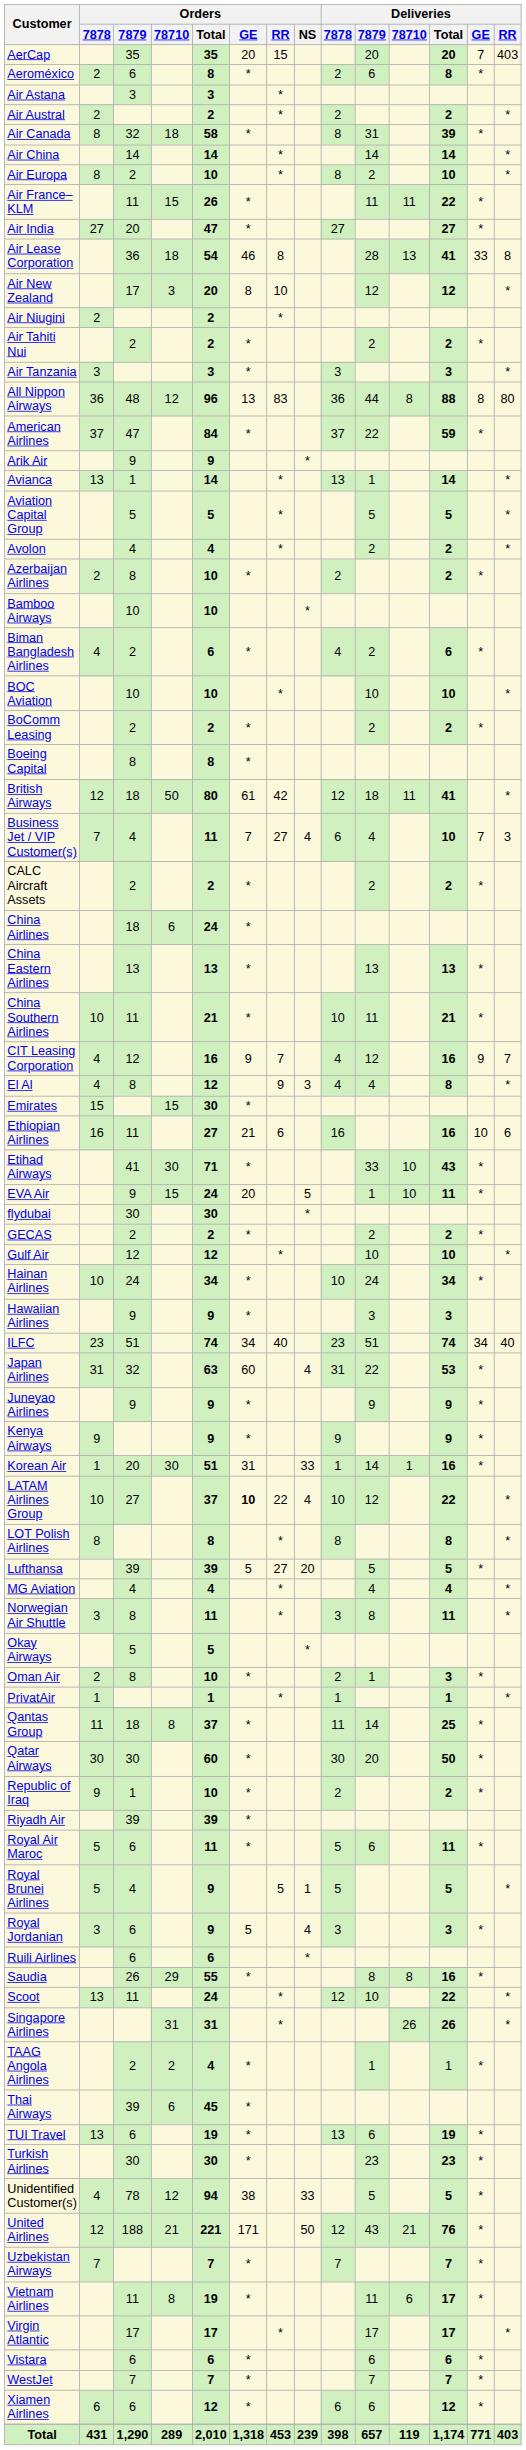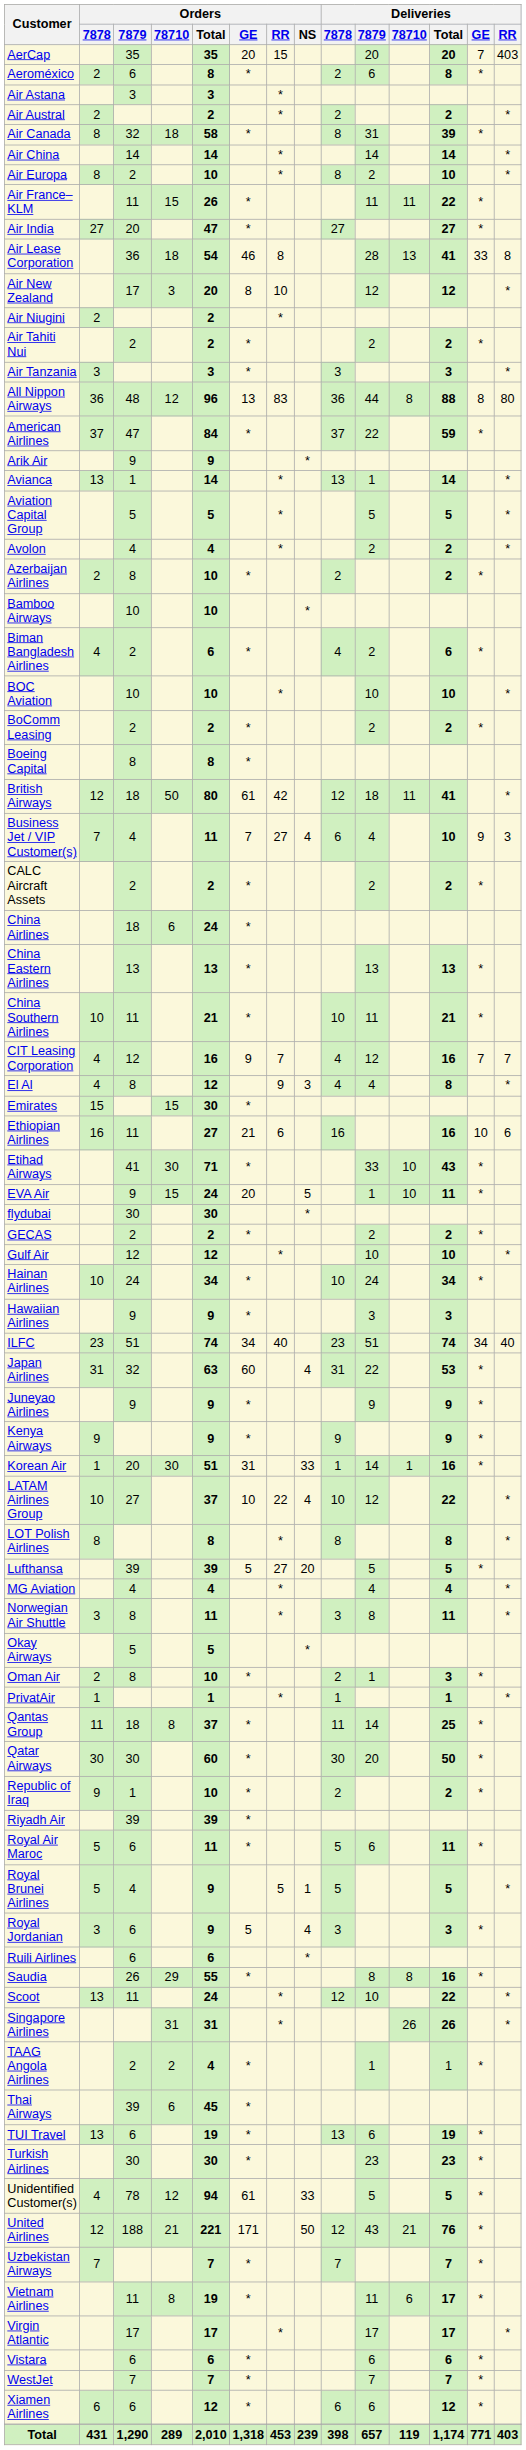(481, 837) 7 -> (481, 837) 9
(481, 1058) 9 -> (481, 1058) 7
(248, 1500) bold -> (248, 1500) normal
(248, 2196) 38 -> (248, 2196) 61
